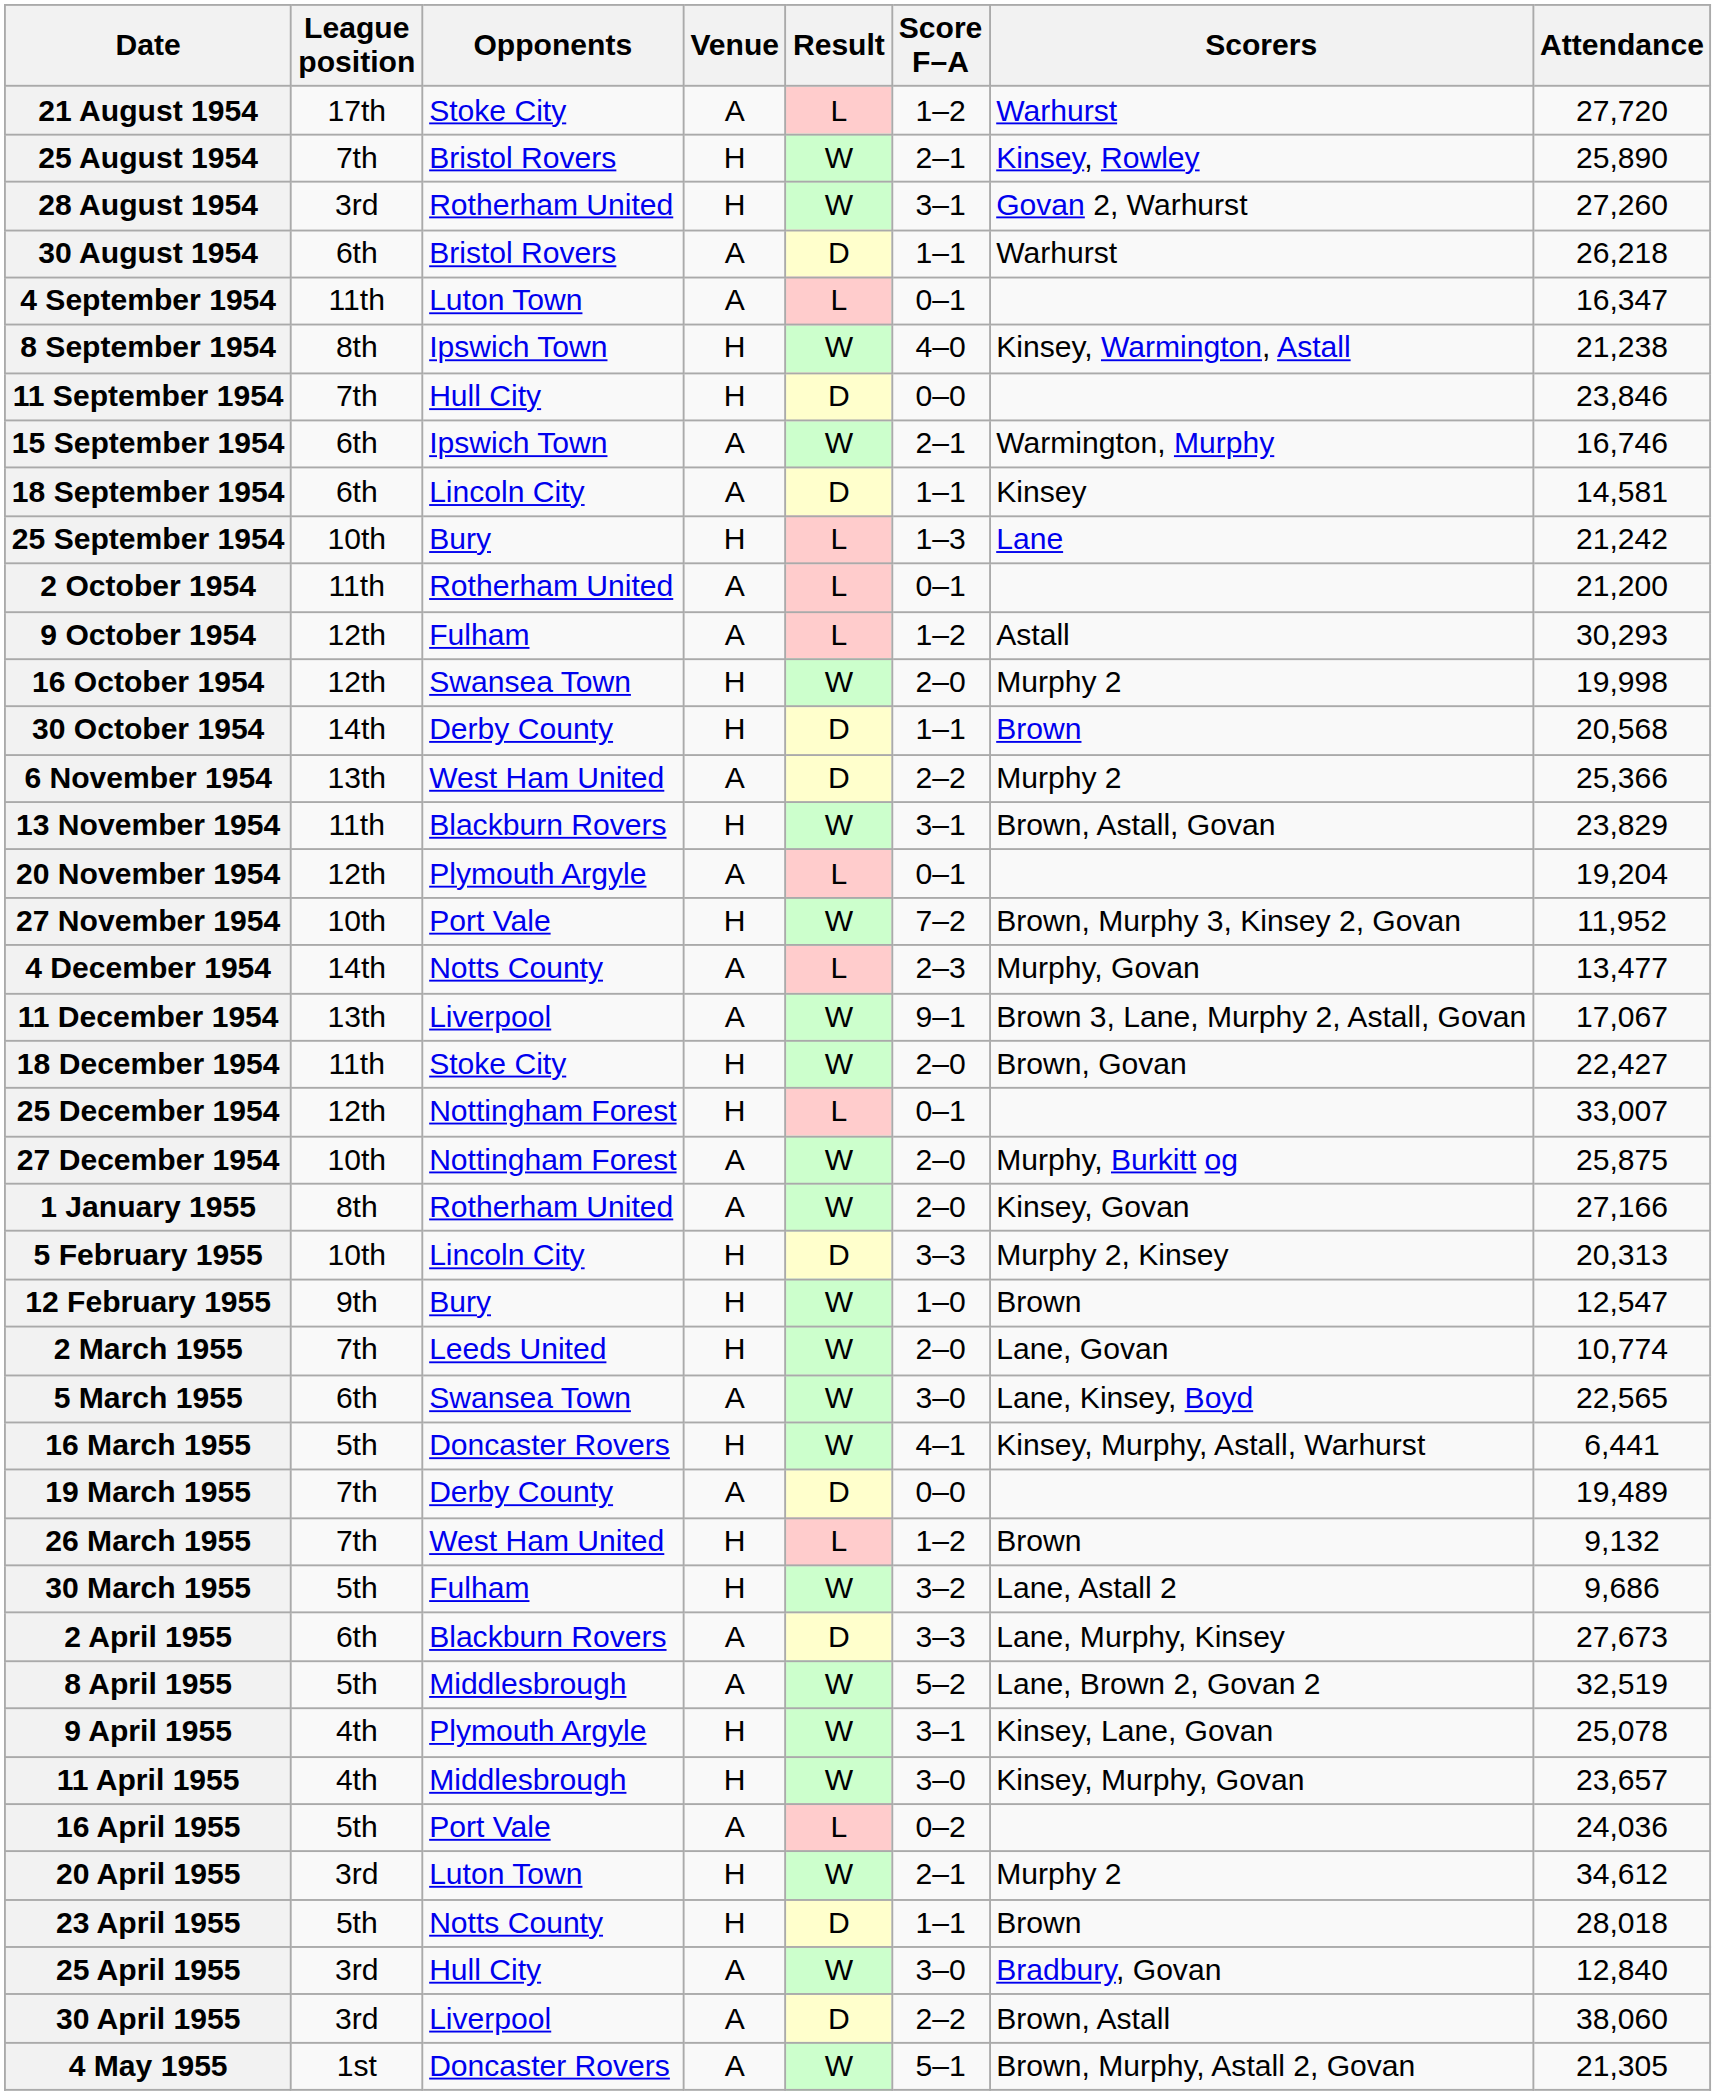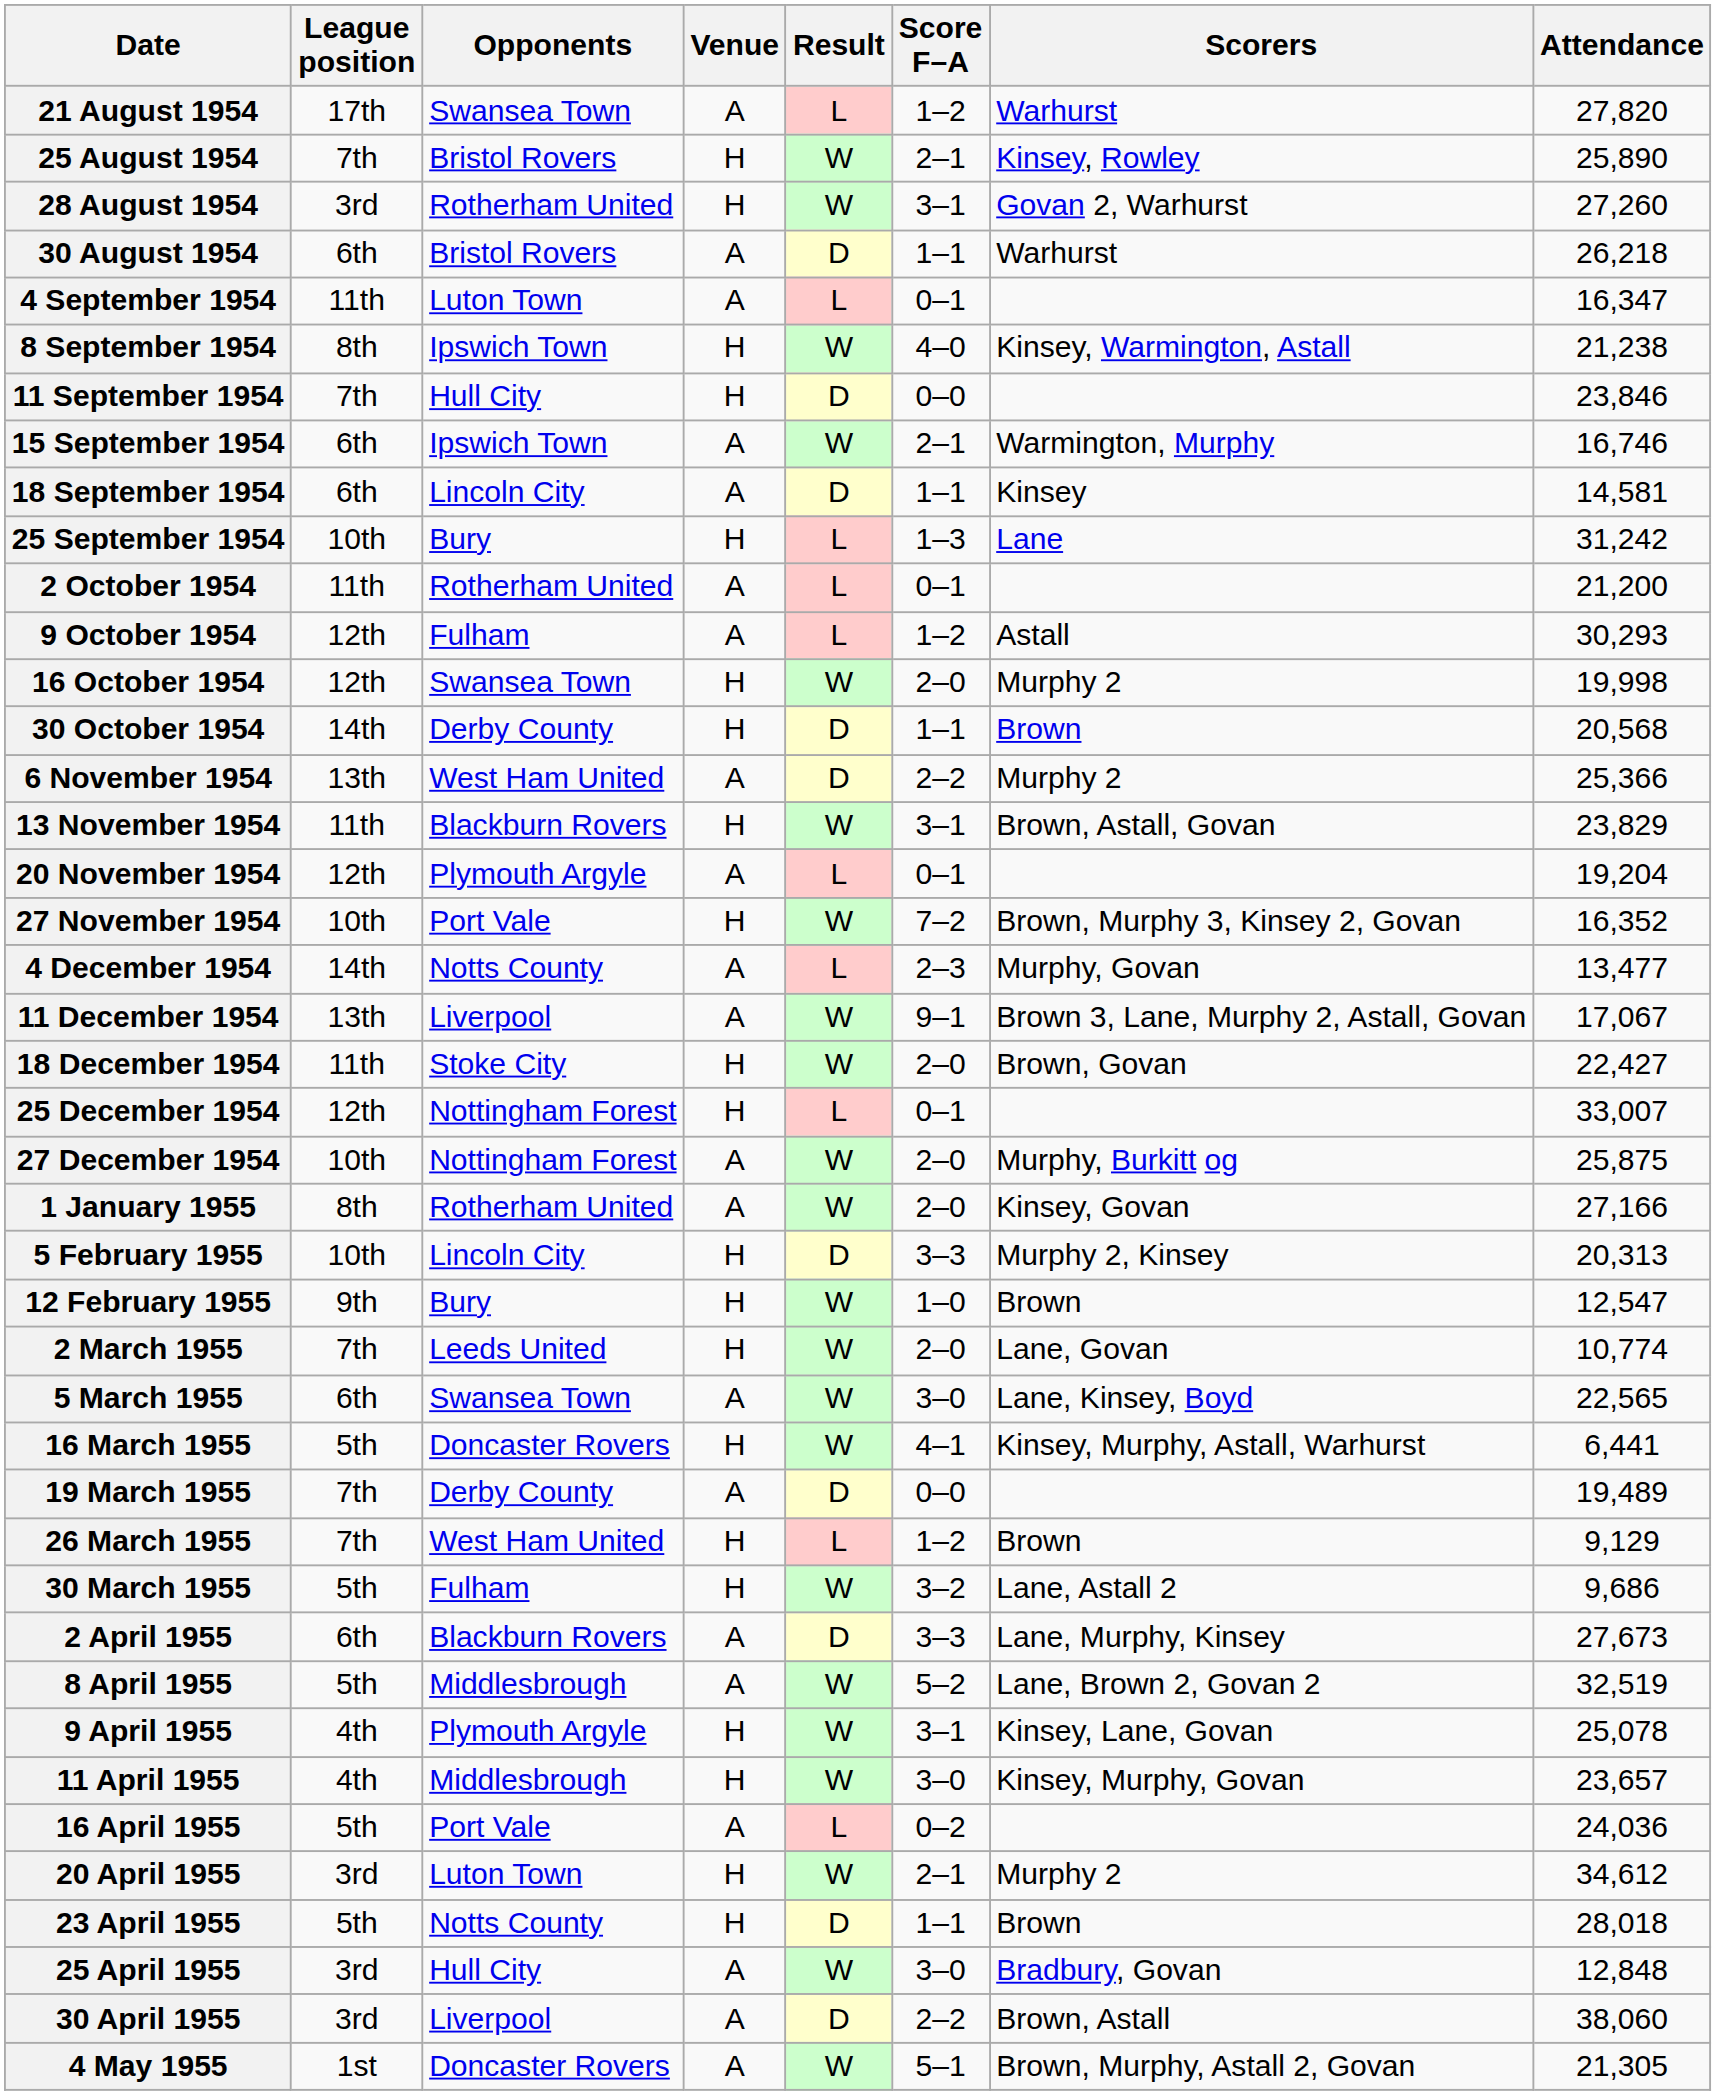(498, 109) Stoke City -> (530, 109) Swansea Town
(1622, 109) 27,720 -> (1622, 109) 27,820
(1622, 539) 21,242 -> (1622, 539) 31,242
(1622, 920) 11,952 -> (1622, 920) 16,352
(1622, 1541) 9,132 -> (1622, 1541) 9,129
(1622, 1970) 12,840 -> (1622, 1970) 12,848
